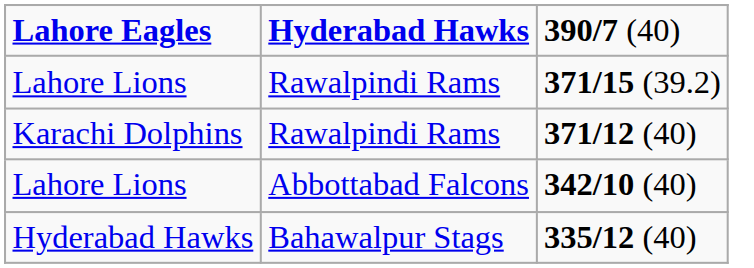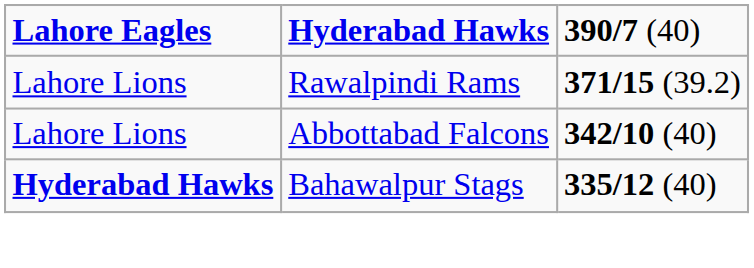- row: (620, 133)
(133, 236) normal -> (143, 184) bold
